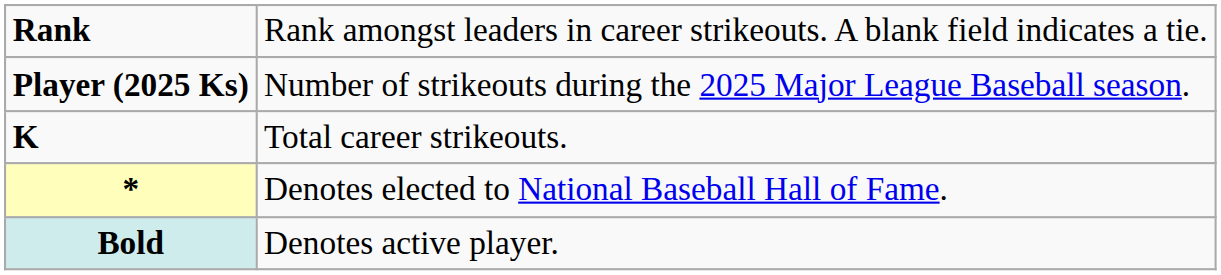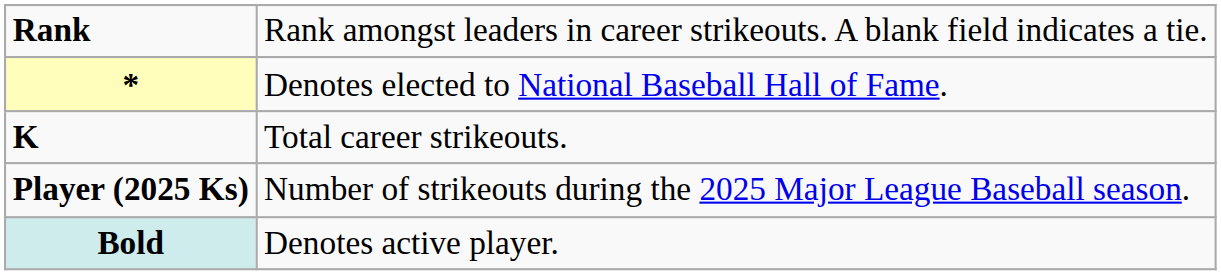rows swapped: (131, 83) <-> (131, 189)
